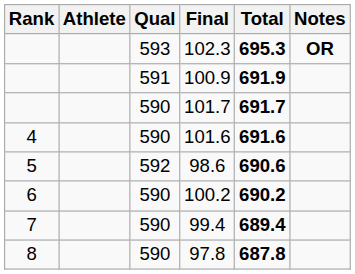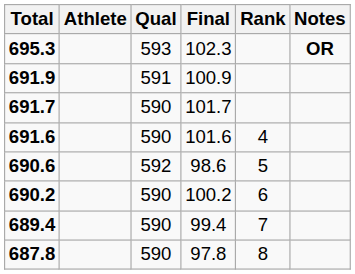columns swapped: (32, 19) <-> (262, 19)
